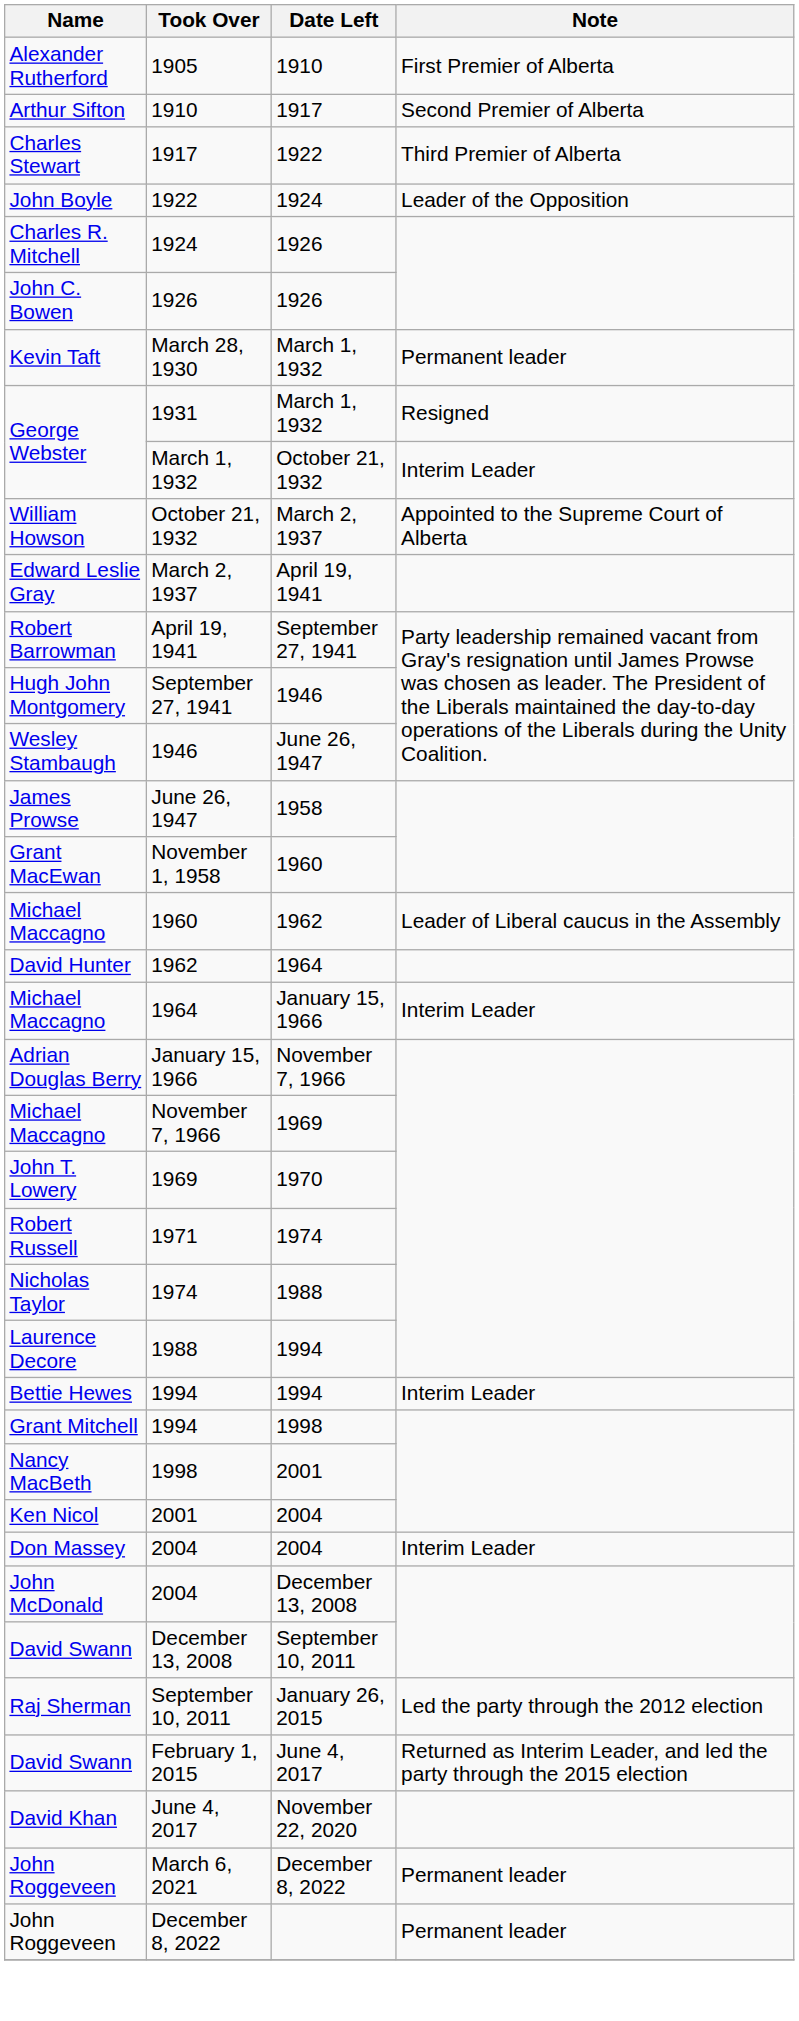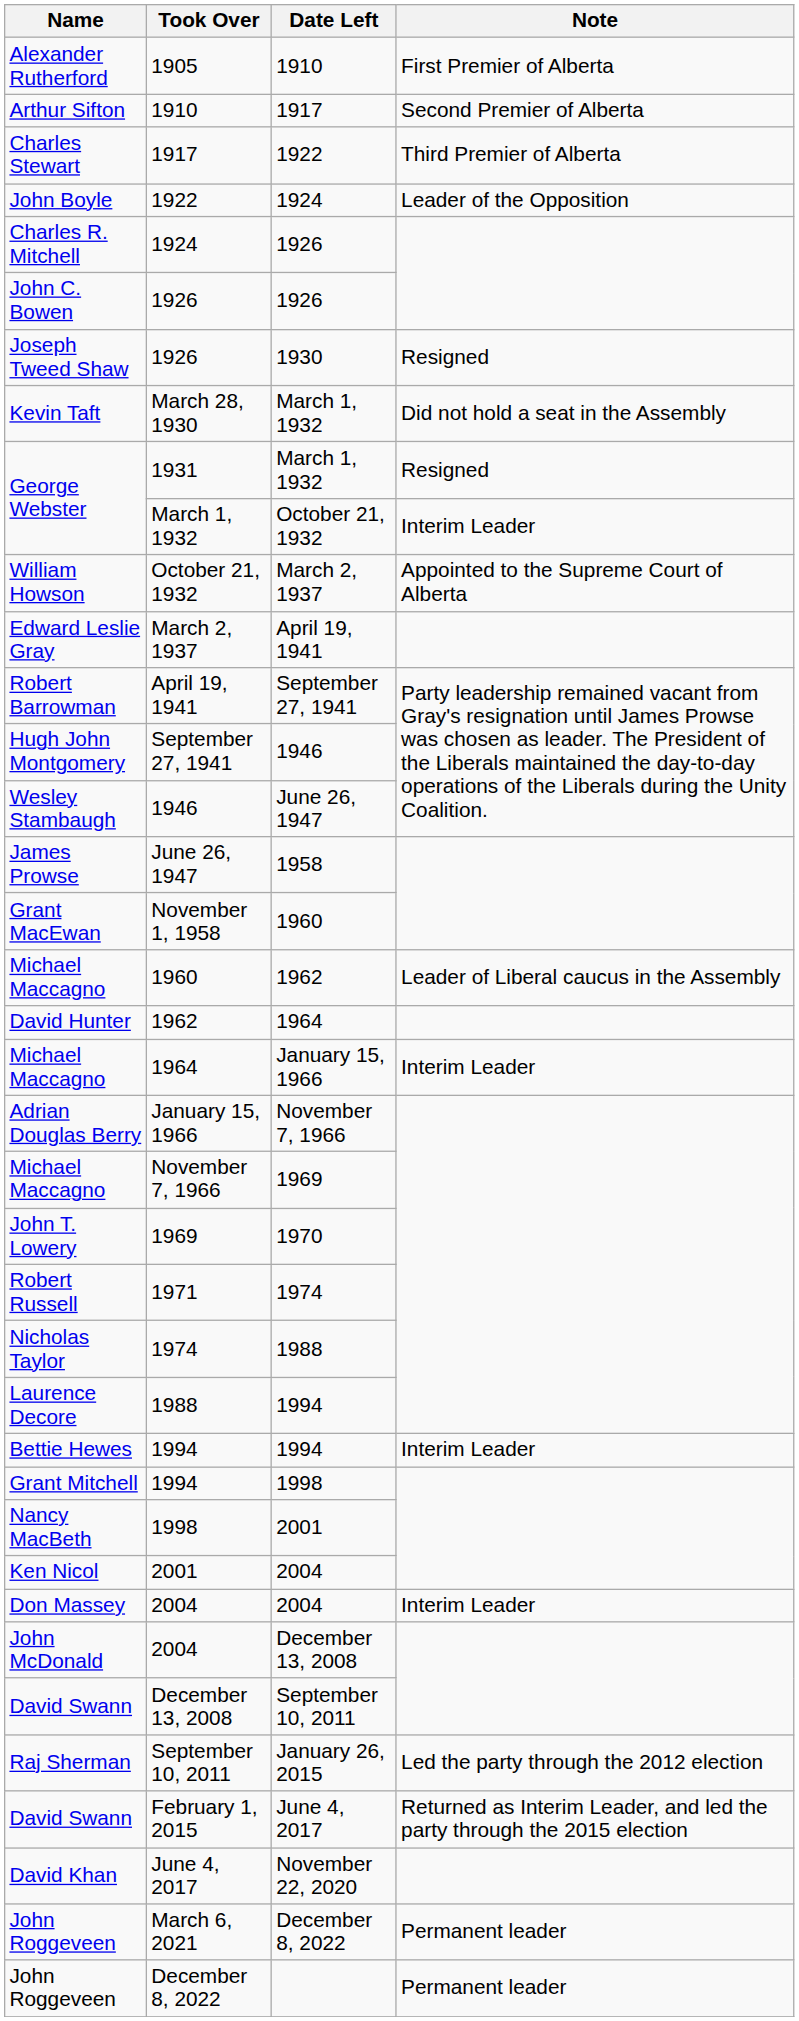+ row: (174, 357)
(484, 357) Permanent leader -> (564, 413) Did not hold a seat in the Assembly
